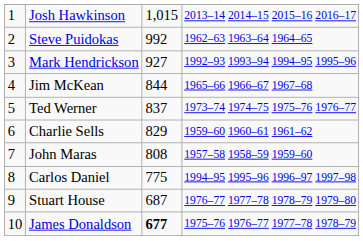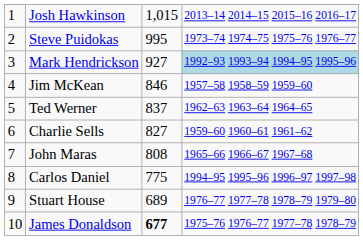(156, 39) 992 -> (156, 39) 995
(248, 39) 1962–63 1963–64 1964–65 -> (270, 39) 1973–74 1974–75 1975–76 1976–77
(270, 62) no background -> (270, 62) lightblue background
(156, 85) 844 -> (156, 85) 846
(248, 85) 1965–66 1966–67 1967–68 -> (248, 85) 1957–58 1958–59 1959–60
(270, 108) 1973–74 1974–75 1975–76 1976–77 -> (248, 108) 1962–63 1963–64 1964–65
(156, 131) 829 -> (156, 131) 827
(248, 154) 1957–58 1958–59 1959–60 -> (248, 154) 1965–66 1966–67 1967–68
(156, 200) 687 -> (156, 200) 689
